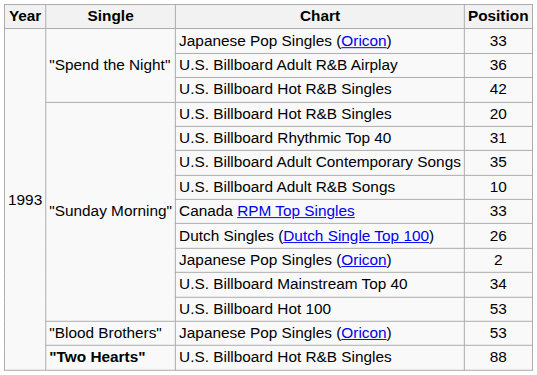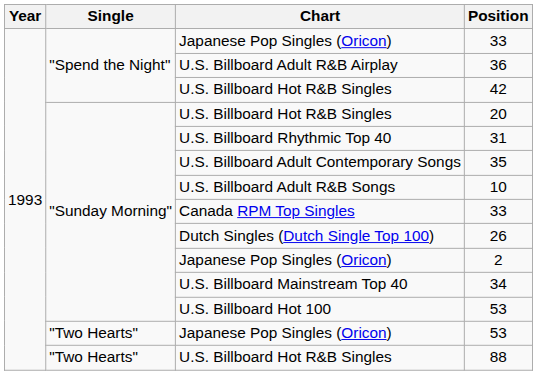(106, 333) "Blood Brothers" -> (94, 333) "Two Hearts"
(97, 357) bold -> (94, 357) normal
